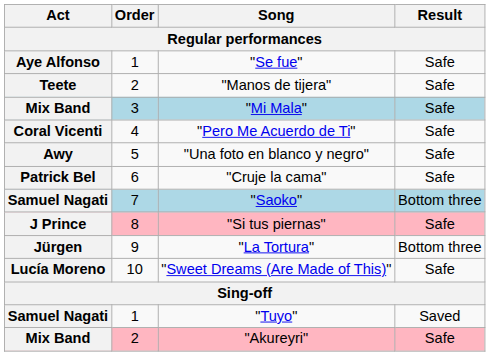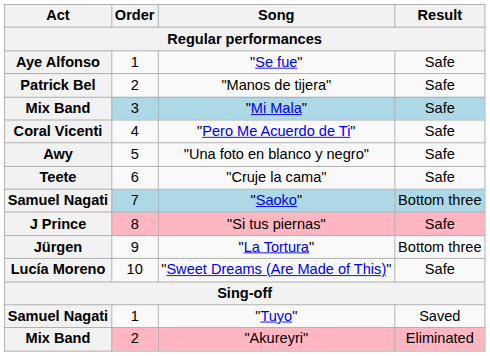(58, 85) Teete -> (58, 85) Patrick Bel
(58, 177) Patrick Bel -> (58, 177) Teete
(440, 339) Safe -> (440, 339) Eliminated
